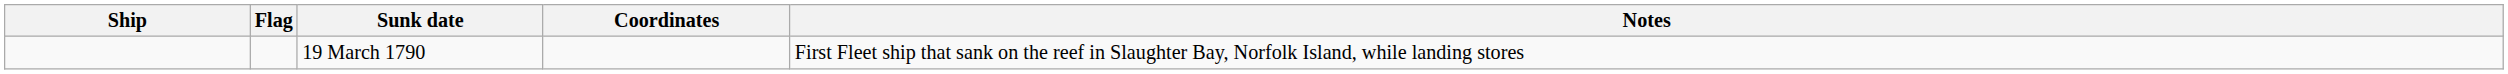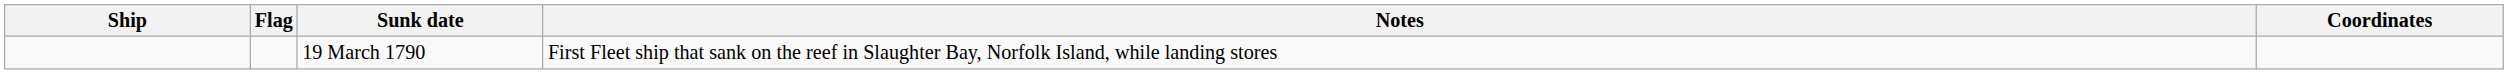columns swapped: (1647, 20) <-> (667, 20)
